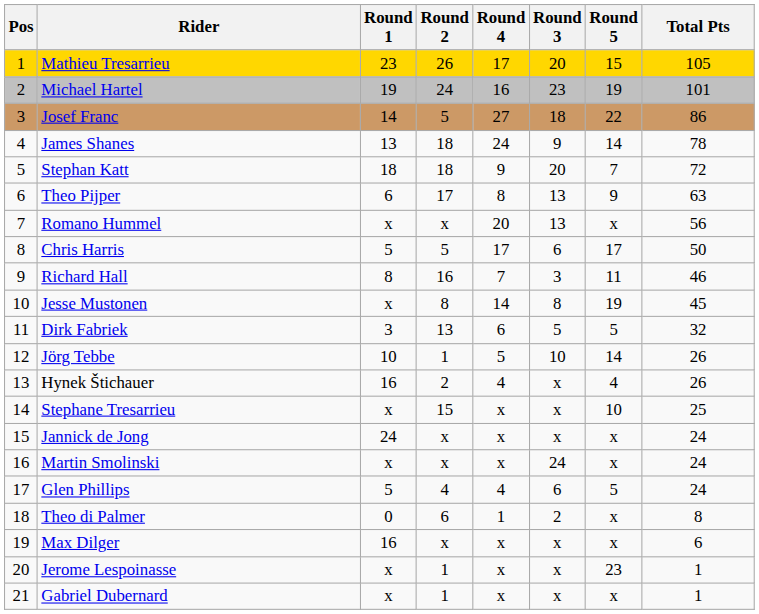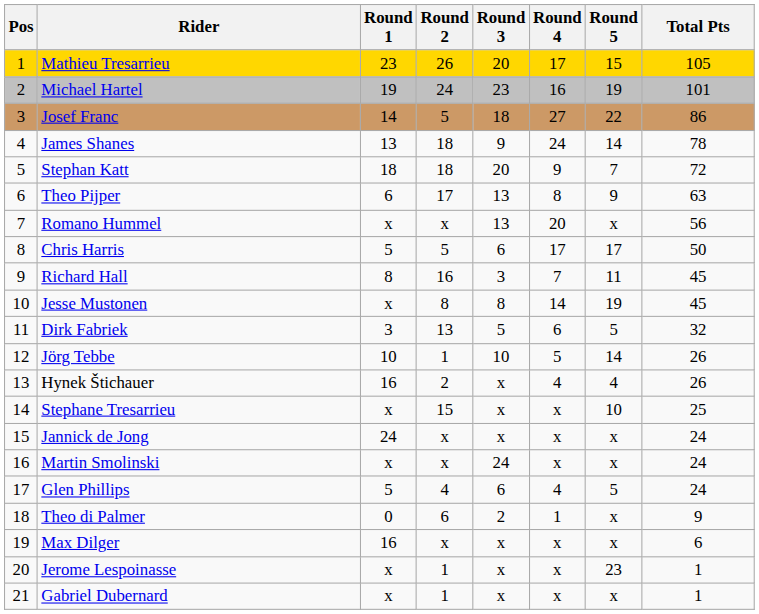columns swapped: (557, 27) <-> (501, 27)
(698, 276) 46 -> (698, 276) 45
(698, 516) 8 -> (698, 516) 9
